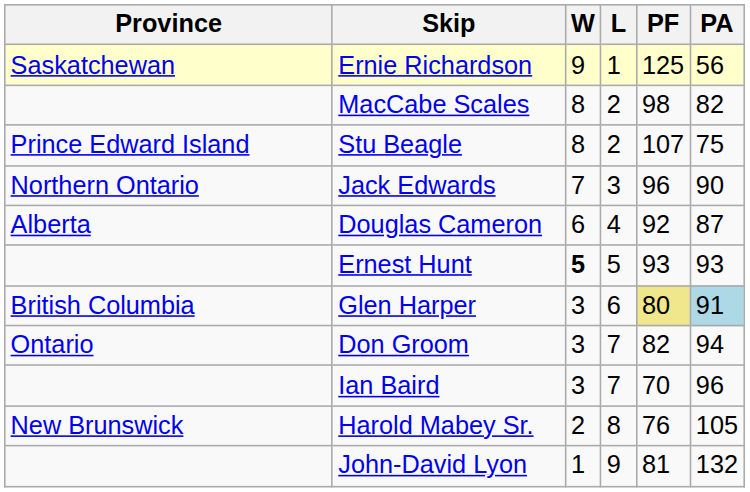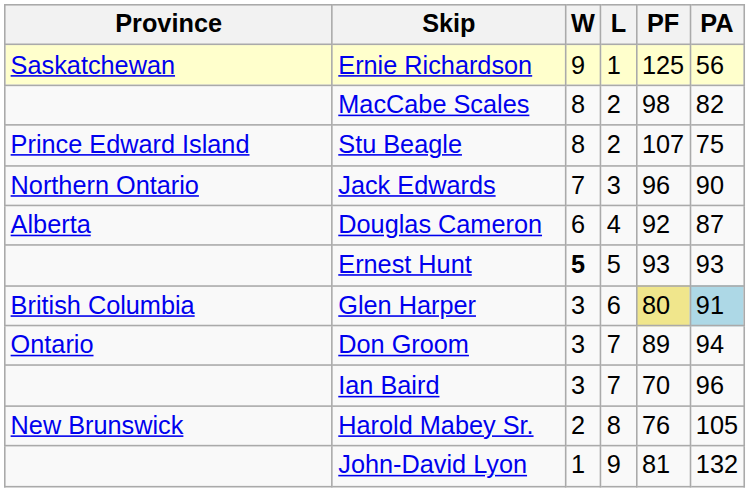(656, 345) 82 -> (656, 345) 89
